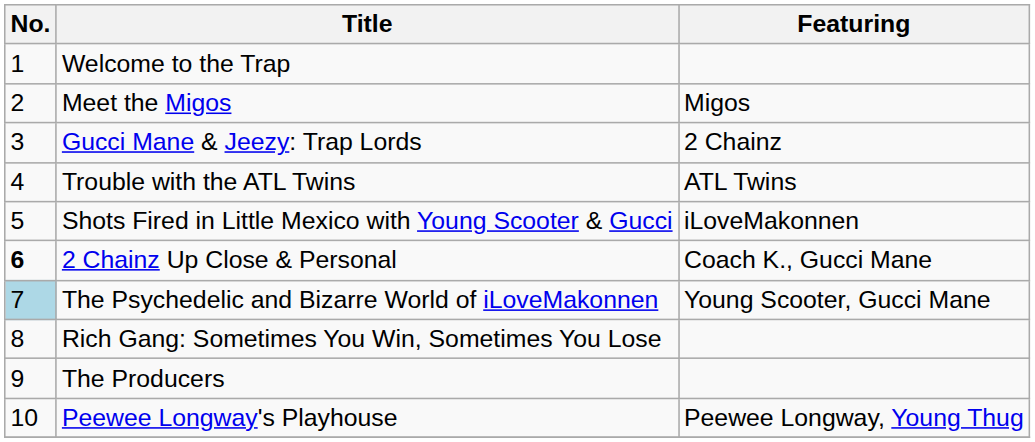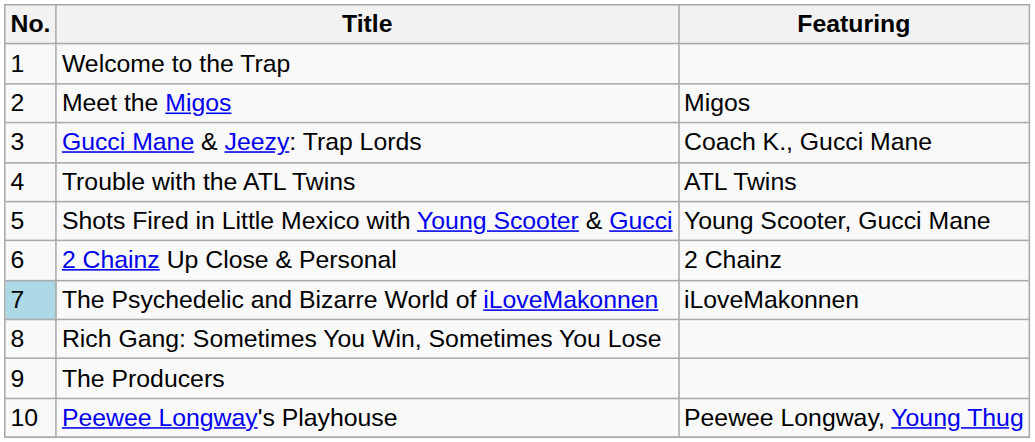(733, 142) 2 Chainz -> (808, 142) Coach K., Gucci Mane
(772, 220) iLoveMakonnen -> (837, 220) Young Scooter, Gucci Mane
(17, 260) bold -> (17, 260) normal
(808, 260) Coach K., Gucci Mane -> (733, 260) 2 Chainz
(837, 299) Young Scooter, Gucci Mane -> (772, 299) iLoveMakonnen
